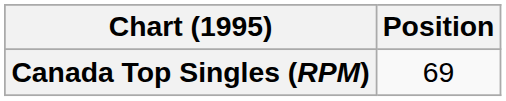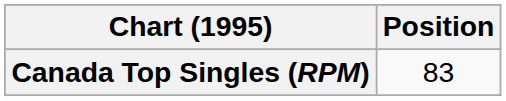(439, 71) 69 -> (439, 71) 83
